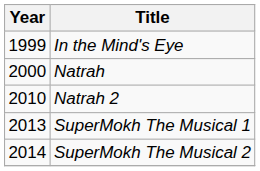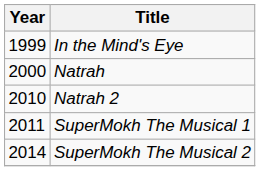(27, 125) 2013 -> (27, 125) 2011
